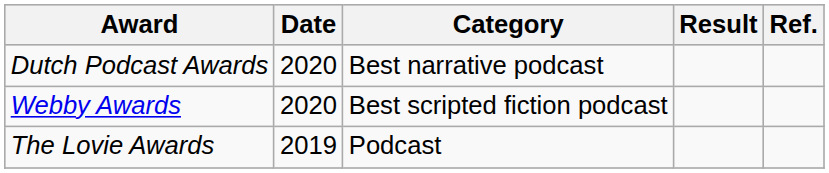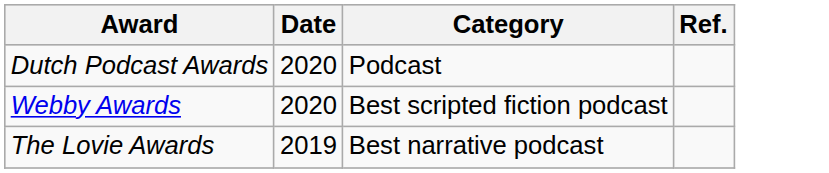- column: (718, 24)
(476, 65) Best narrative podcast -> (395, 65) Podcast
(395, 146) Podcast -> (476, 146) Best narrative podcast
